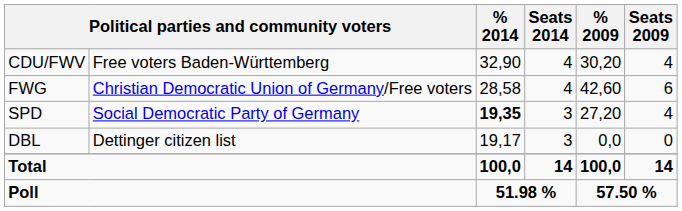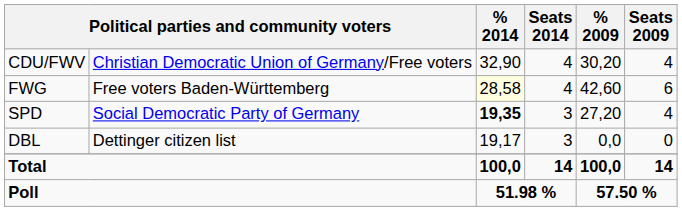(211, 62) Free voters Baden-Württemberg -> (282, 62) Christian Democratic Union of Germany/Free voters
(282, 88) Christian Democratic Union of Germany/Free voters -> (211, 88) Free voters Baden-Württemberg
(500, 88) no background -> (500, 88) lightyellow background
